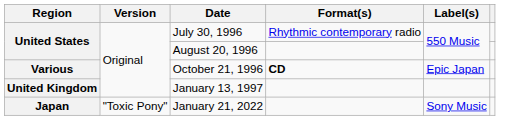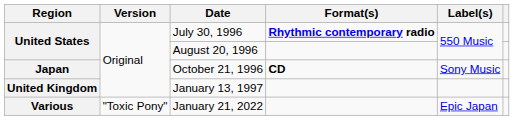(345, 32) normal -> (352, 32) bold
(52, 69) Various -> (52, 69) Japan
(455, 69) Epic Japan -> (470, 69) Sony Music
(52, 106) Japan -> (52, 106) Various
(457, 106) Sony Music -> (469, 106) Epic Japan
